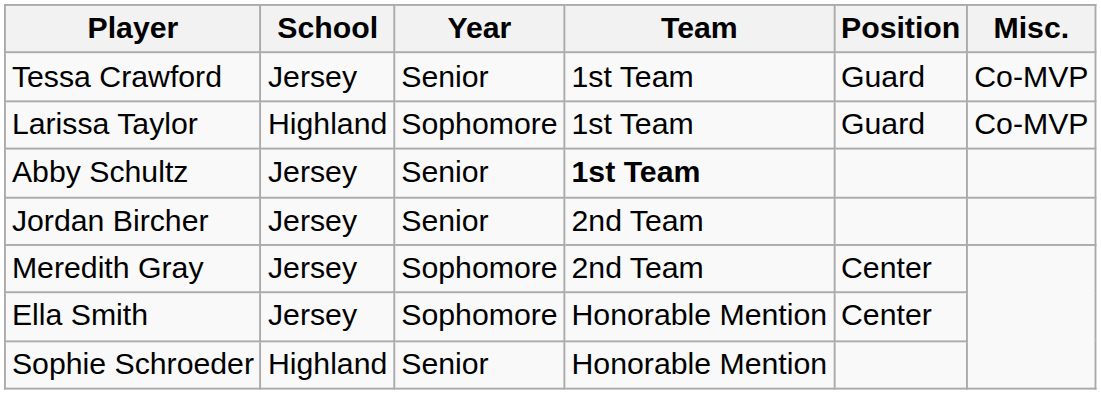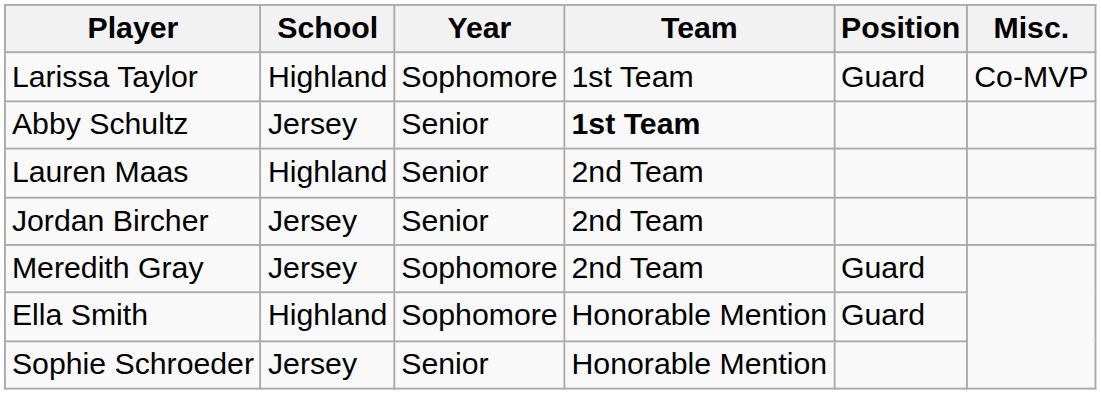- row: (117, 76)
+ row: (100, 172)
(886, 268) Center -> (883, 268) Guard
(312, 316) Jersey -> (328, 316) Highland
(886, 316) Center -> (883, 316) Guard
(328, 364) Highland -> (312, 364) Jersey
